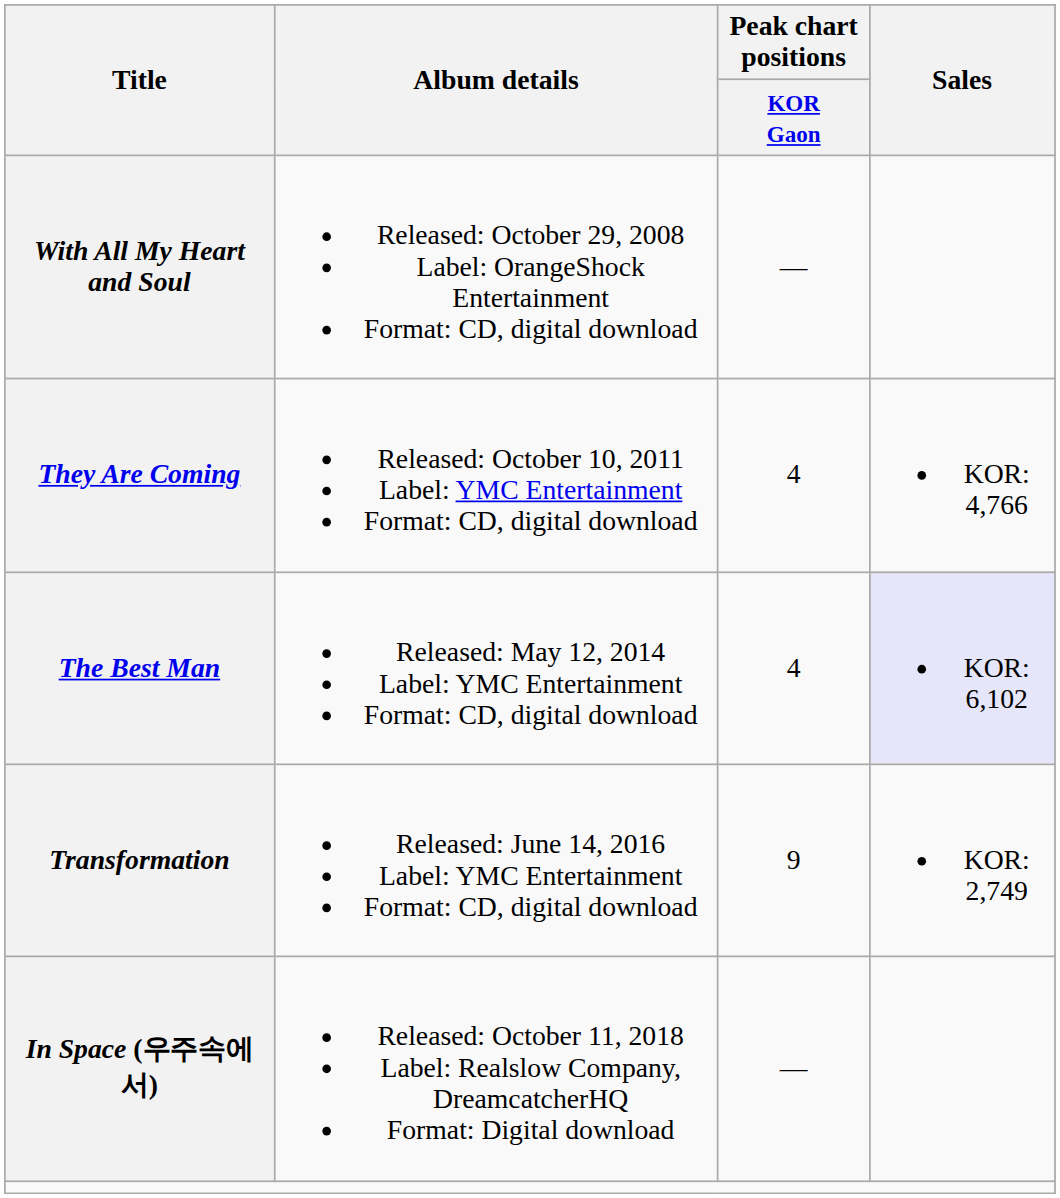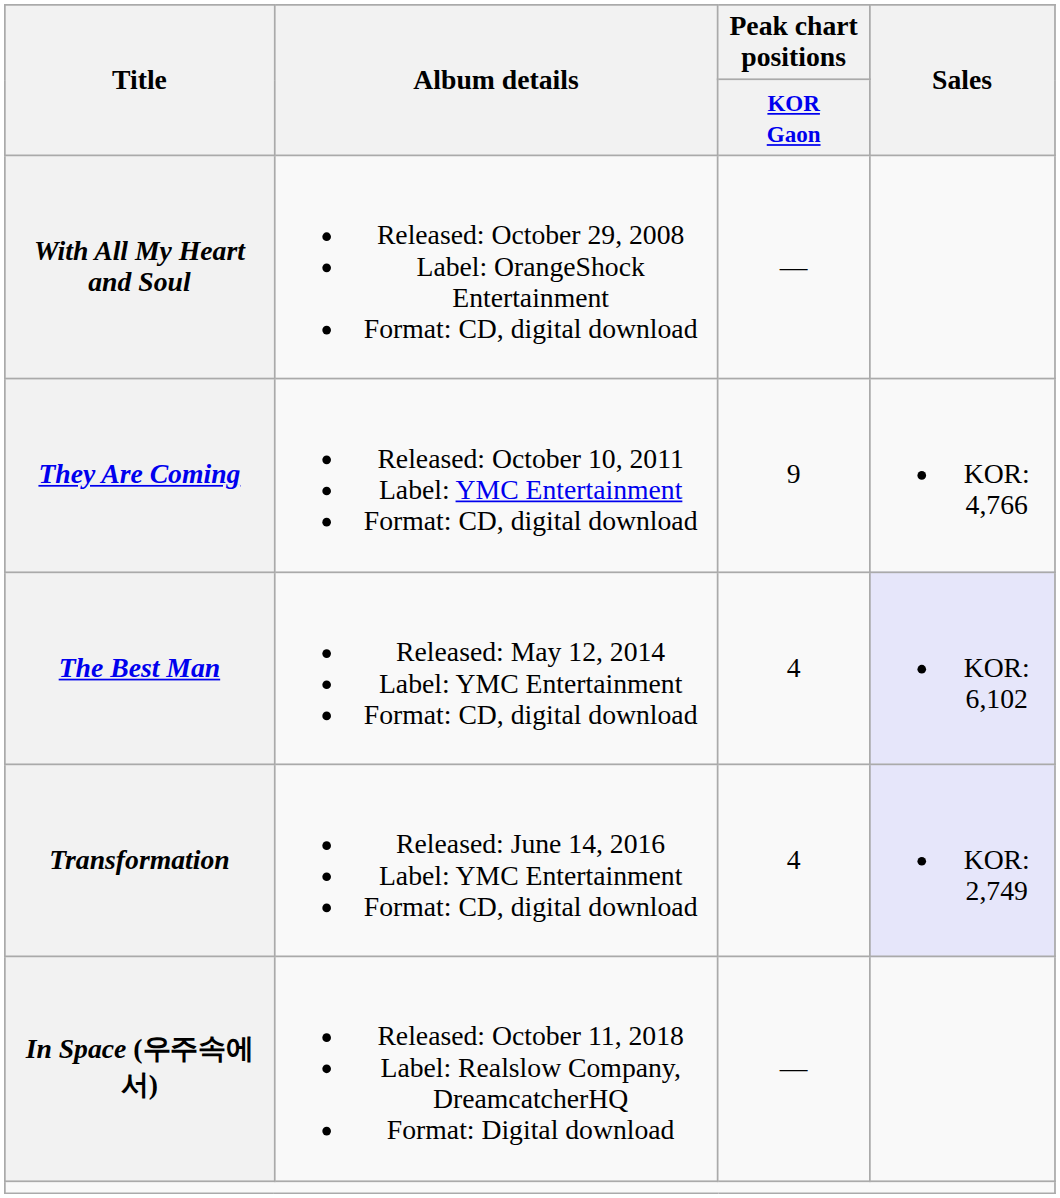(794, 474) 4 -> (794, 474) 9
(794, 860) 9 -> (794, 860) 4
(962, 876) no background -> (962, 876) lavender background
